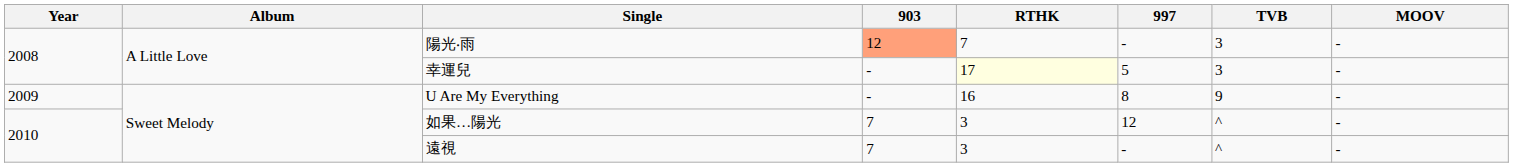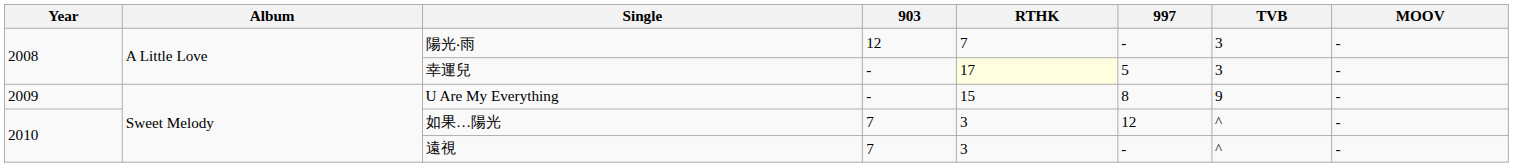(874, 43) lightsalmon background -> (874, 43) no background
(968, 96) 16 -> (968, 96) 15
